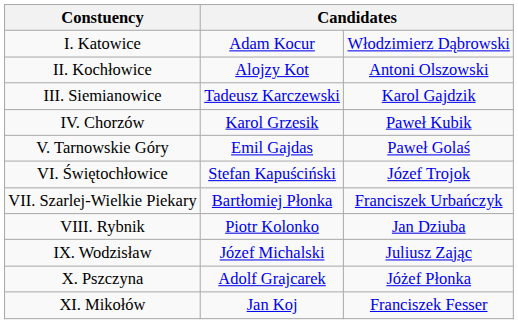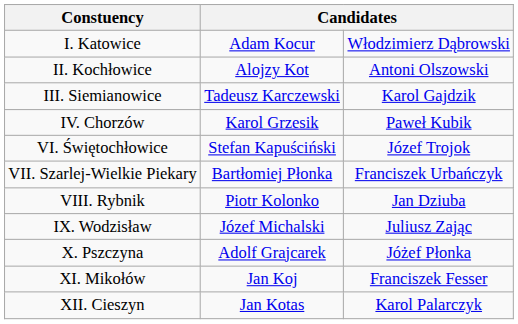- row: (102, 148)
+ row: (102, 305)
